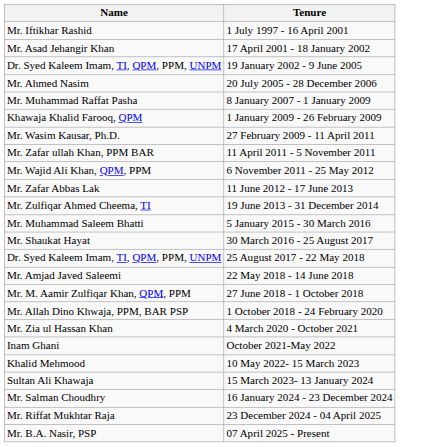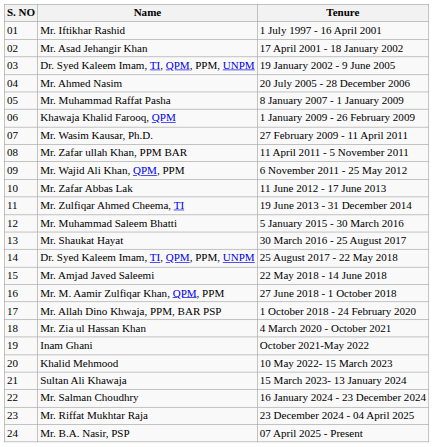+ column: (21, 13)
